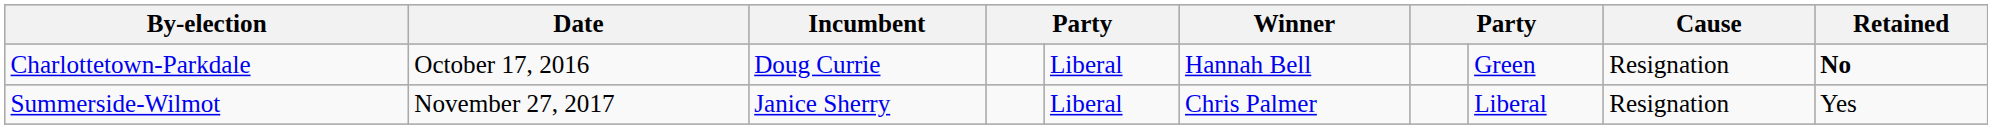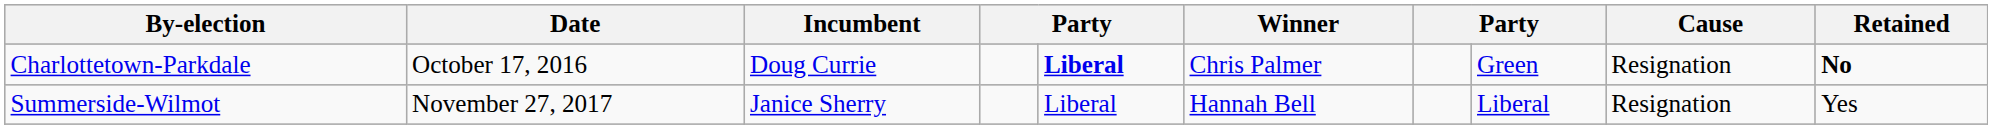(1086, 64) normal -> (1084, 64) bold
(1248, 64) Hannah Bell -> (1255, 64) Chris Palmer
(1251, 104) Chris Palmer -> (1253, 104) Hannah Bell
